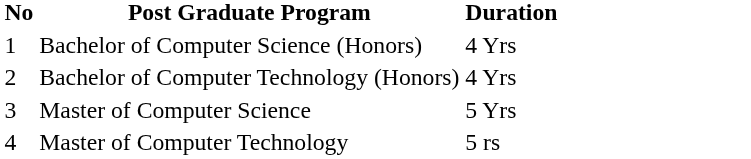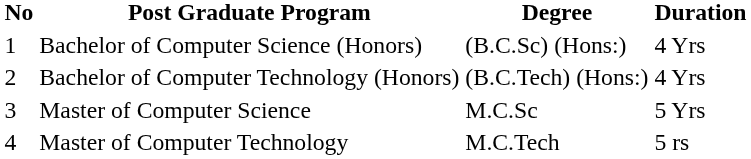+ column: (557, 12)
